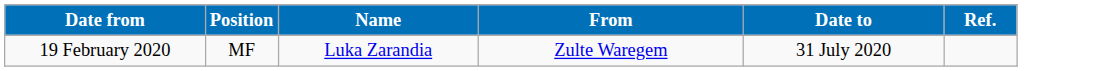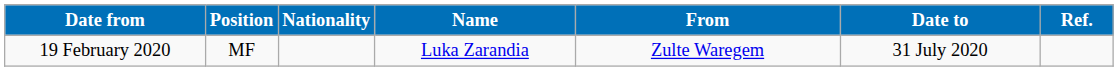+ column: (326, 20)
